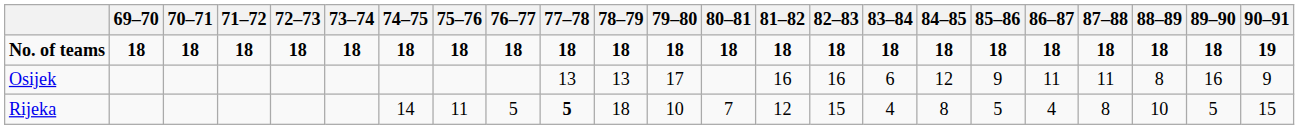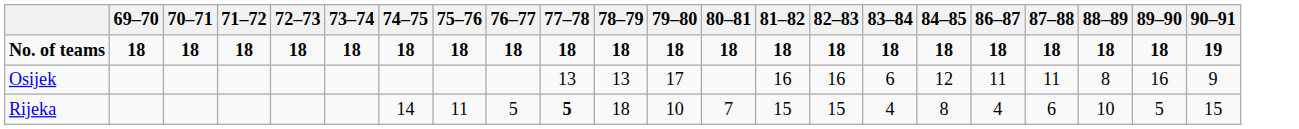- column: (998, 19)
(782, 109) 12 -> (782, 109) 15
(1105, 109) 8 -> (1052, 109) 6
